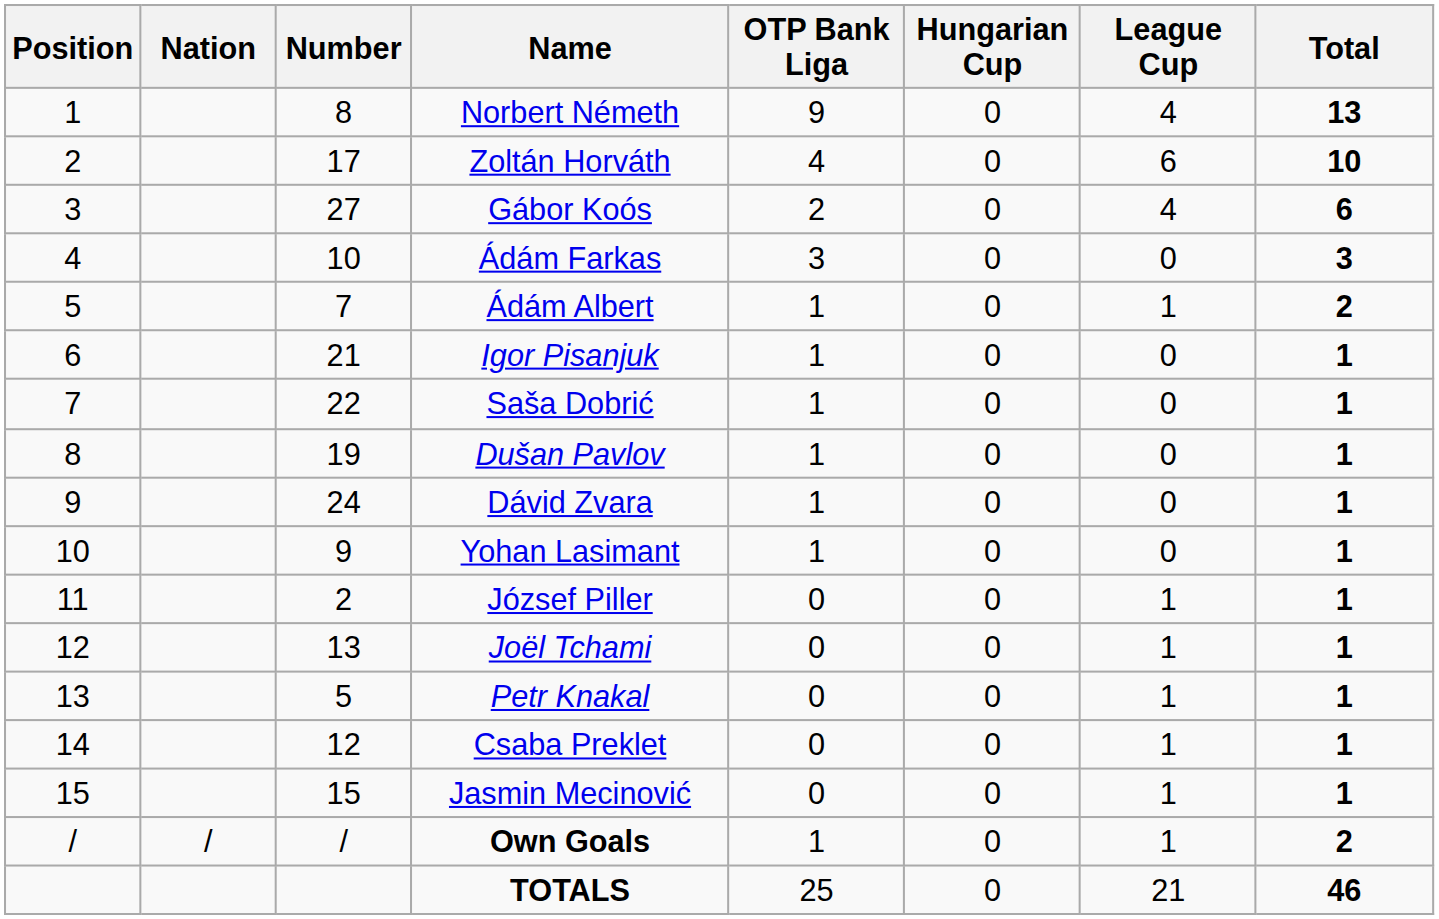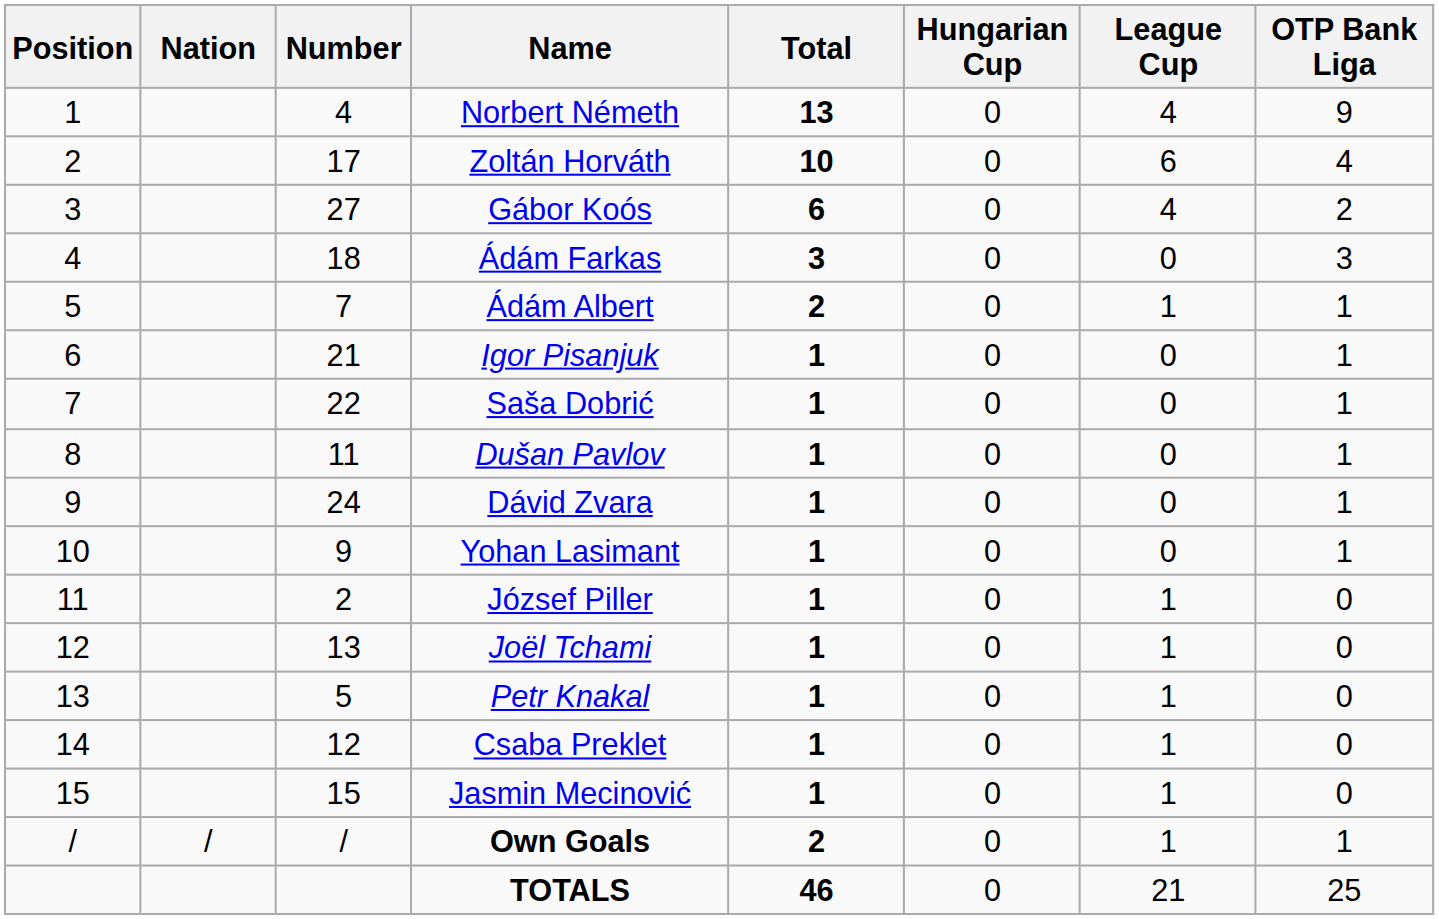columns swapped: (817, 47) <-> (1344, 47)
(344, 112) 8 -> (344, 112) 4
(344, 258) 10 -> (344, 258) 18
(344, 453) 19 -> (344, 453) 11
